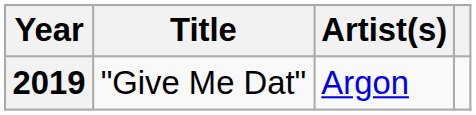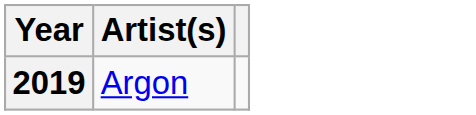- column: (203, 30)
